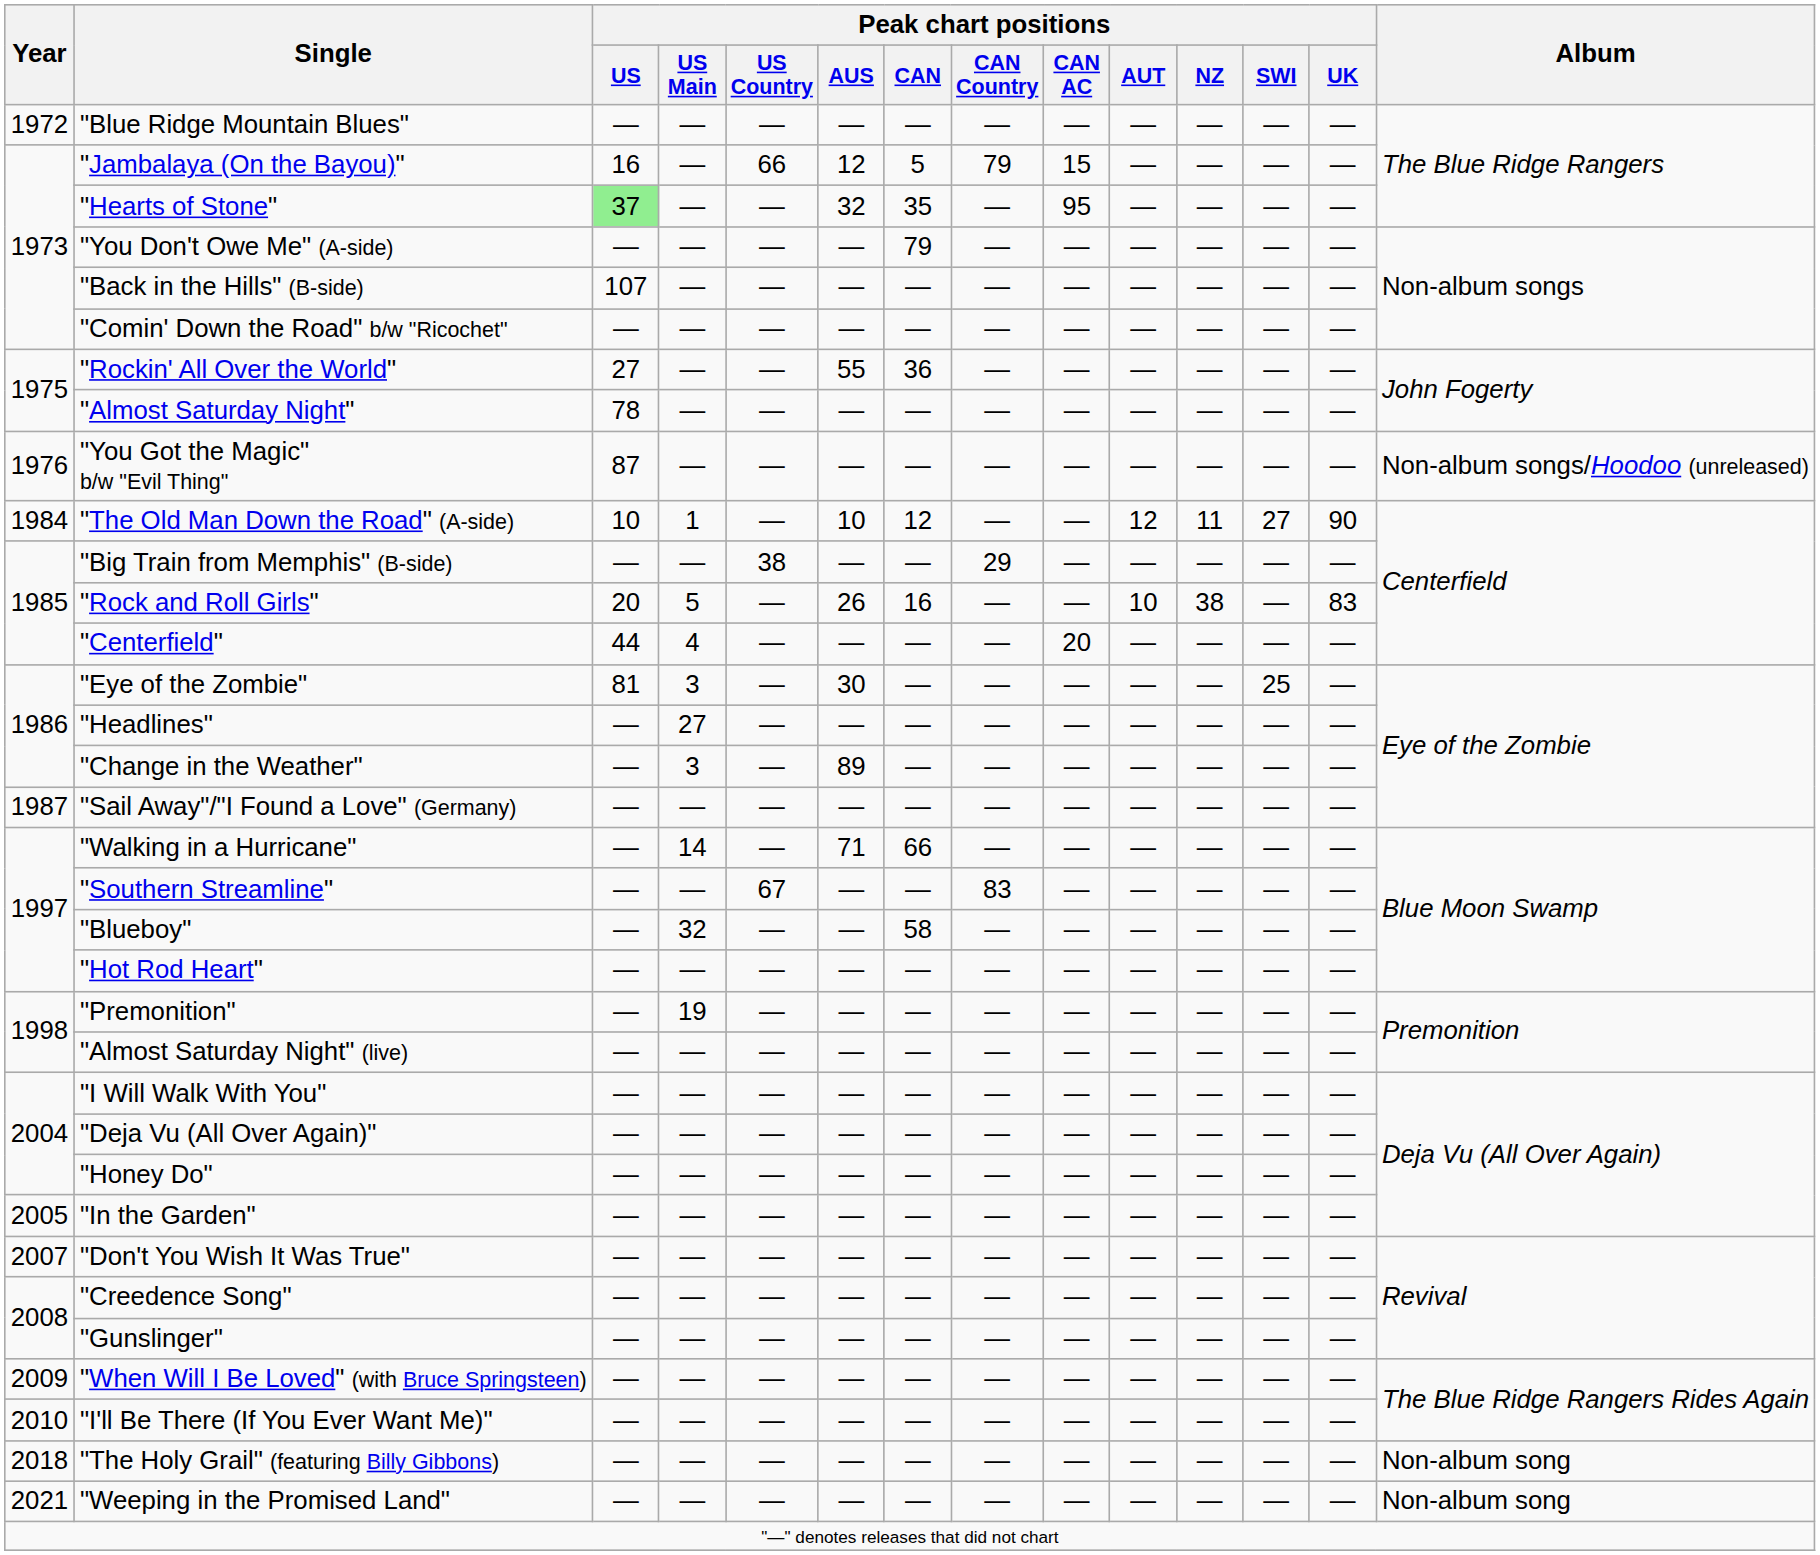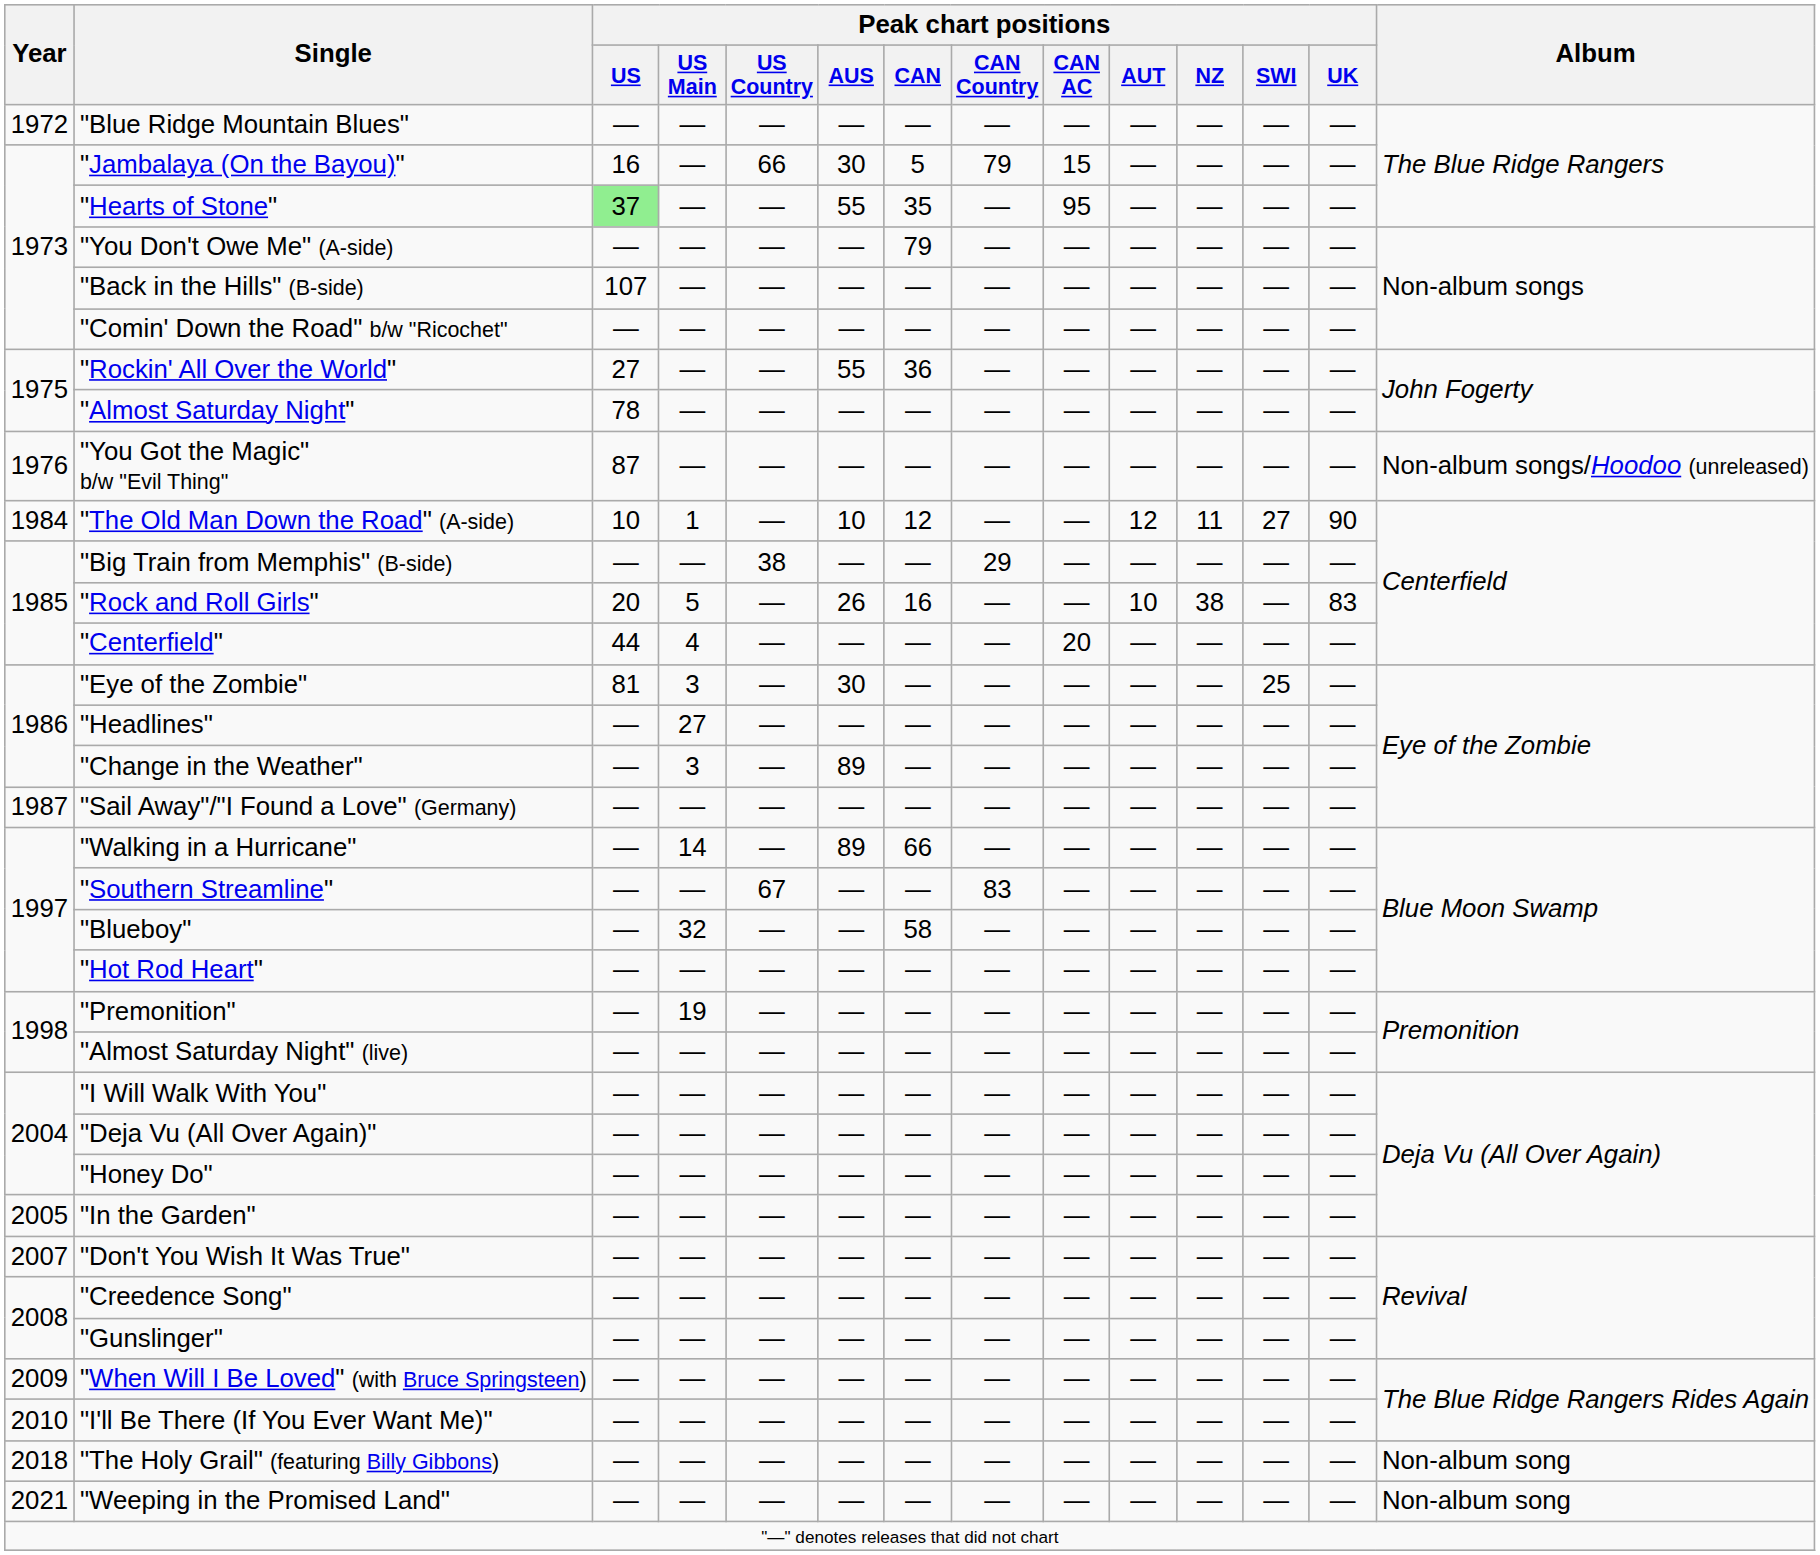(851, 165) 12 -> (851, 165) 30
(851, 205) 32 -> (851, 205) 55
(851, 847) 71 -> (851, 847) 89
